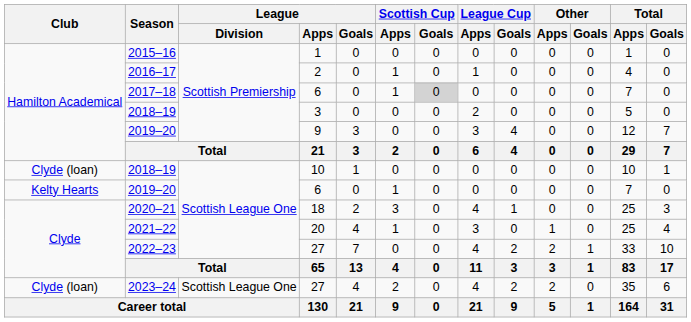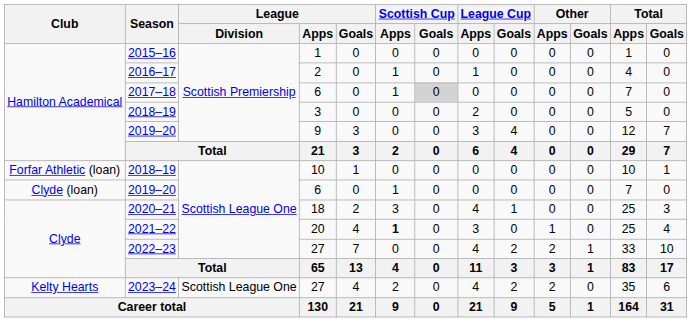(65, 170) Clyde (loan) -> (65, 170) Forfar Athletic (loan)
(65, 190) Kelty Hearts -> (65, 190) Clyde (loan)
(395, 229) normal -> (395, 229) bold
(65, 287) Clyde (loan) -> (65, 287) Kelty Hearts
